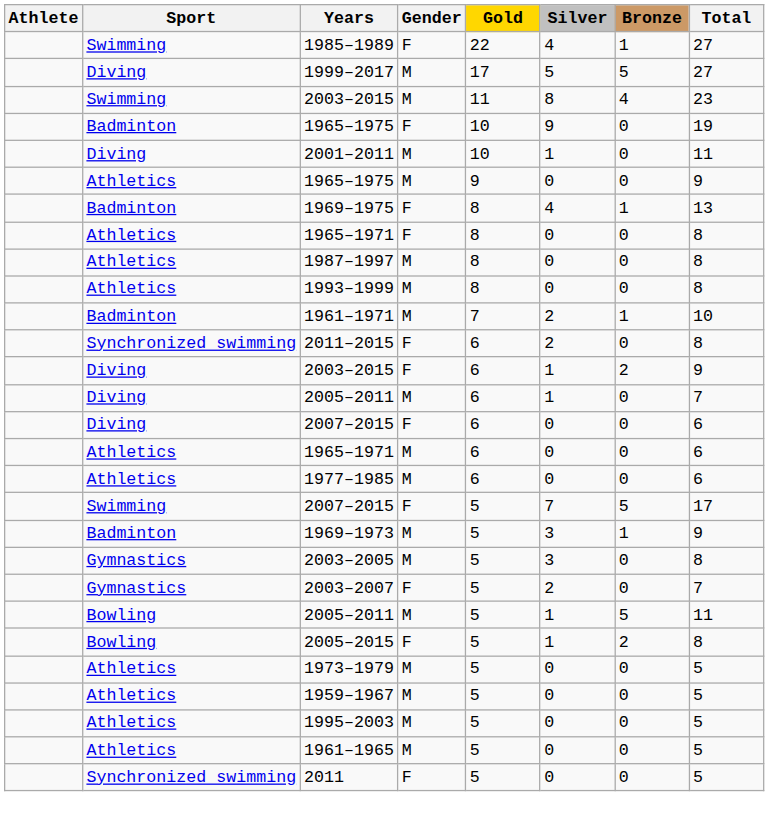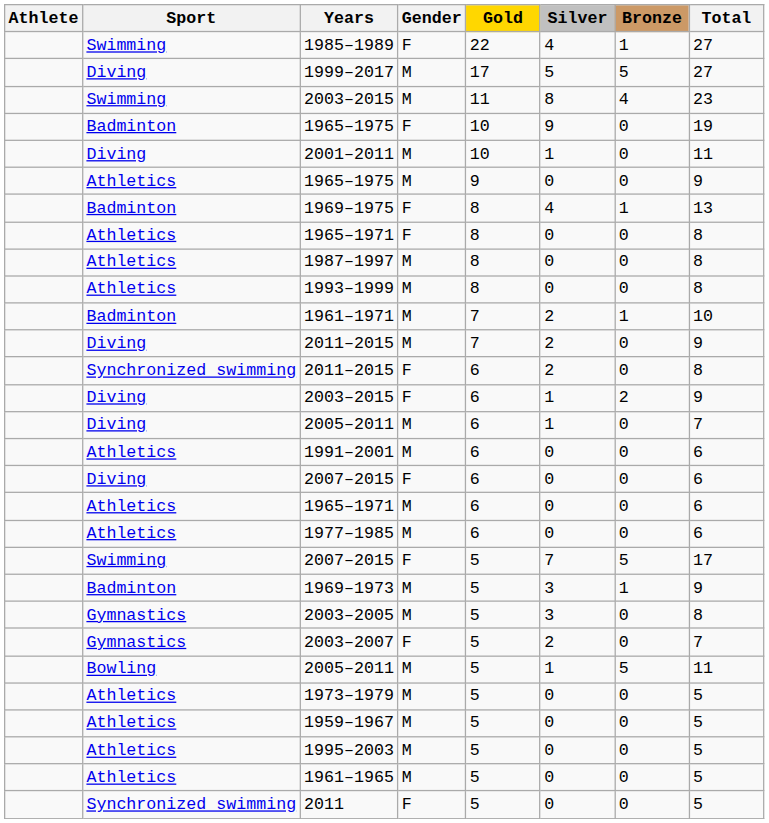+ row: (116, 344)
+ row: (131, 452)
- row: (121, 642)
